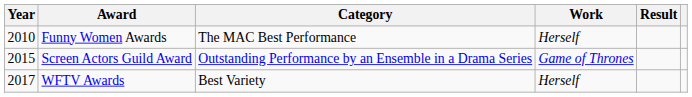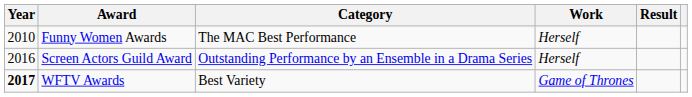(21, 59) 2015 -> (21, 59) 2016
(586, 59) Game of Thrones -> (559, 59) Herself
(21, 80) normal -> (21, 80) bold
(559, 80) Herself -> (586, 80) Game of Thrones
